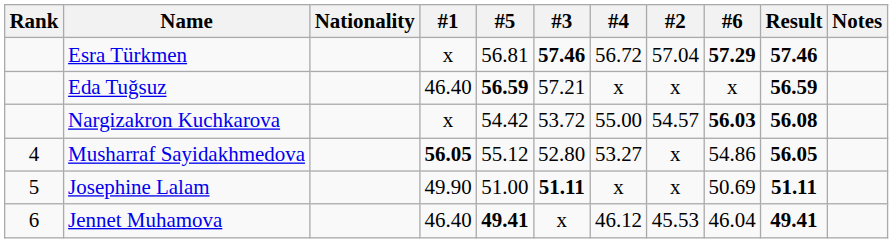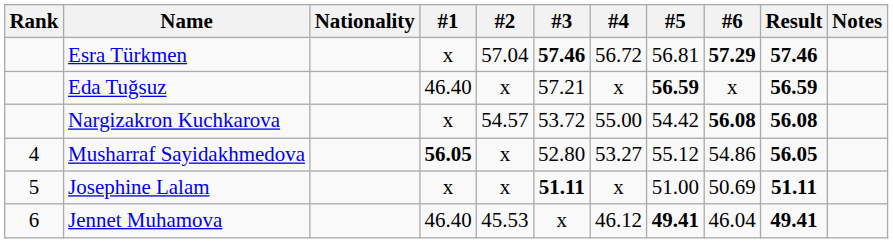columns swapped: (675, 21) <-> (505, 21)
(732, 120) 56.03 -> (732, 120) 56.08
(448, 187) 49.90 -> (448, 187) x
